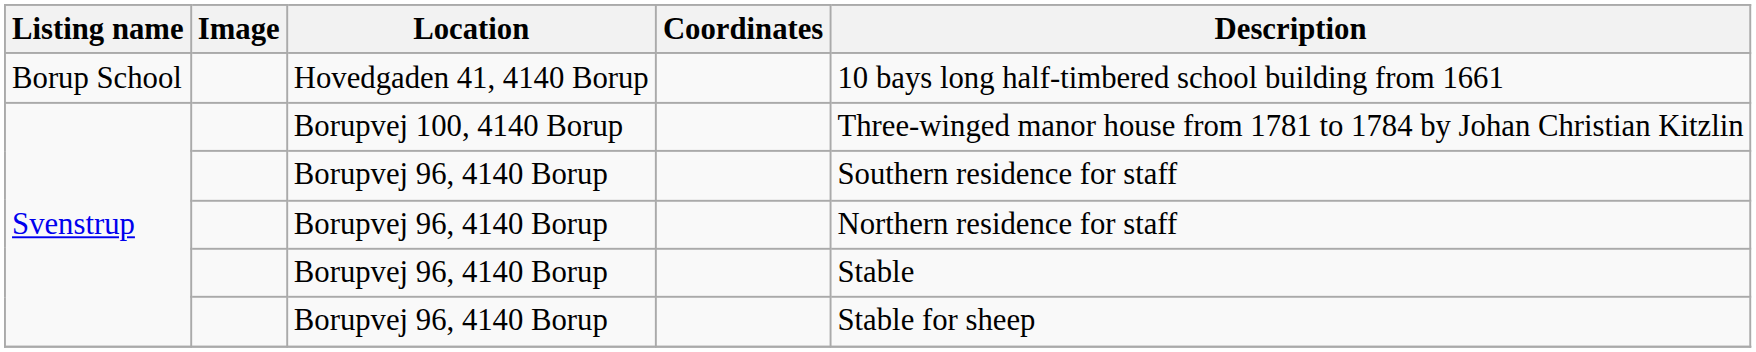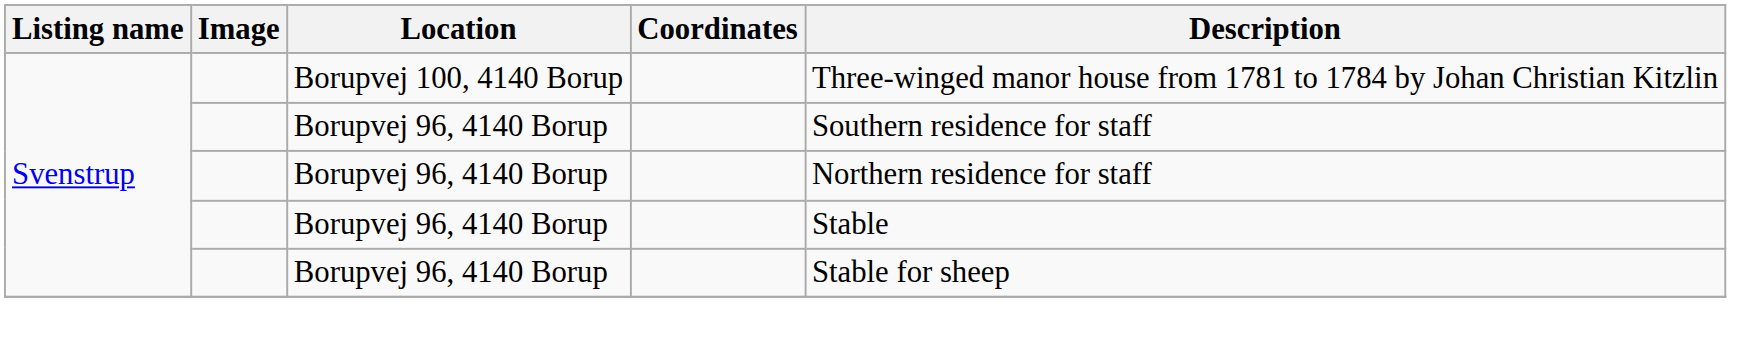- row: (97, 77)
